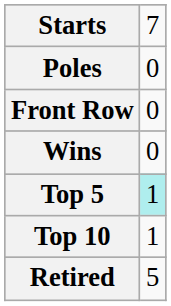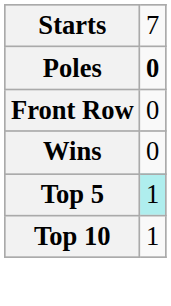(153, 67) normal -> (153, 67) bold
- row: (72, 278)
